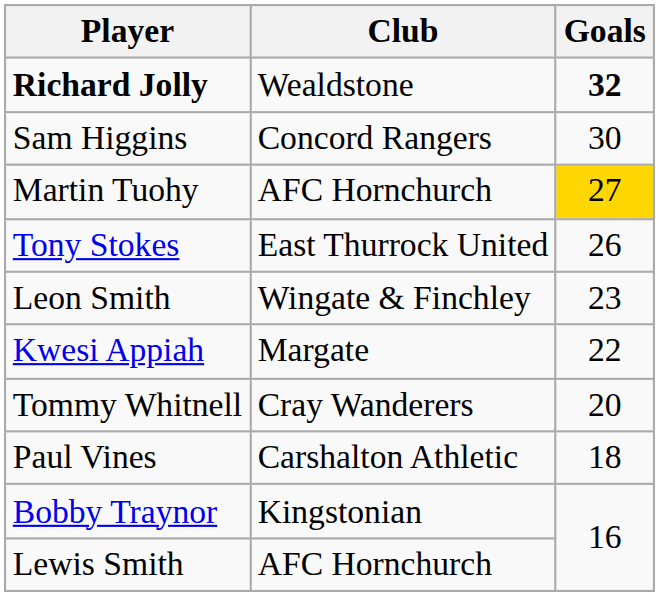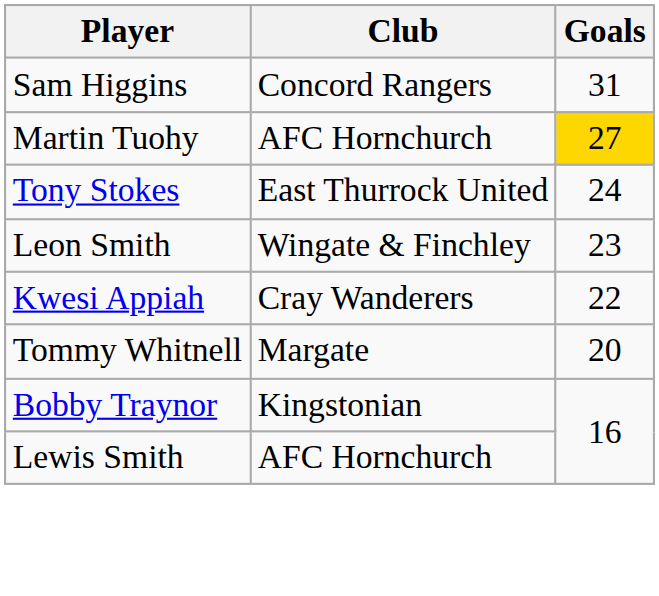- row: (110, 84)
(605, 137) 30 -> (605, 84) 31
(605, 244) 26 -> (605, 191) 24
(313, 350) Margate -> (366, 297) Cray Wanderers
(366, 404) Cray Wanderers -> (313, 350) Margate
- row: (85, 457)
